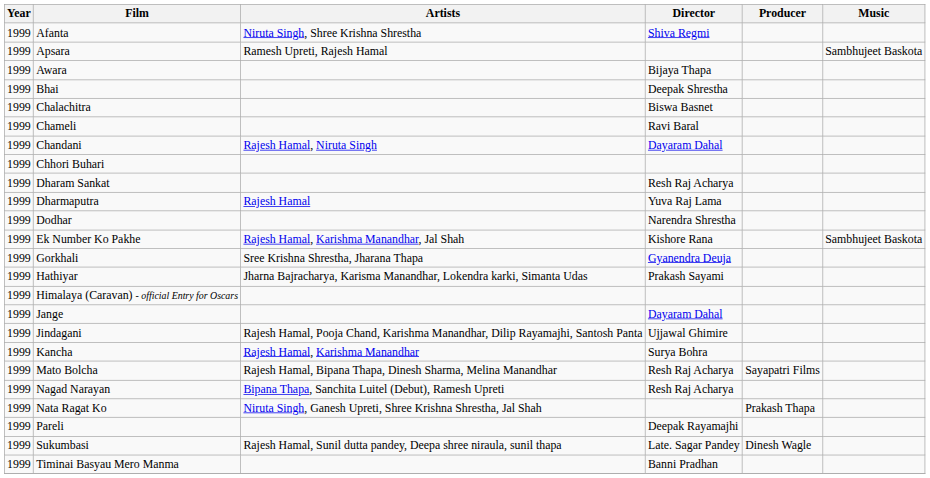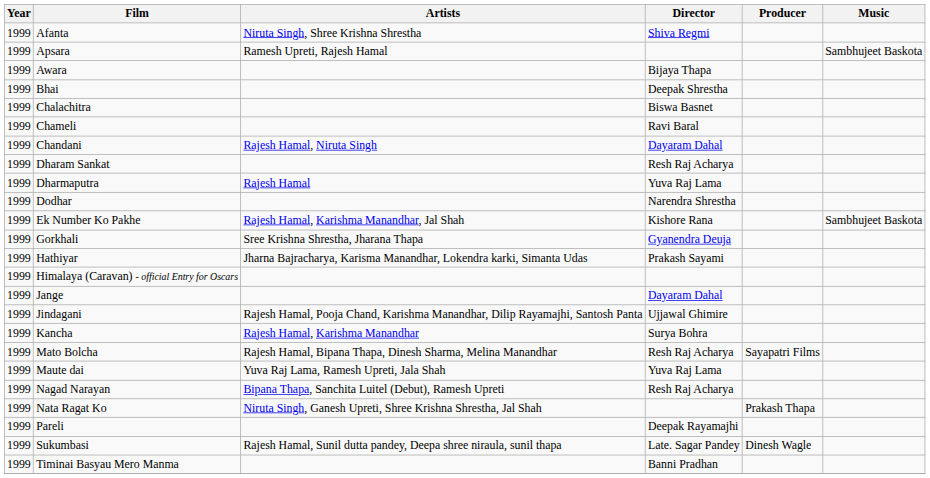- row: (70, 164)
+ row: (60, 370)
